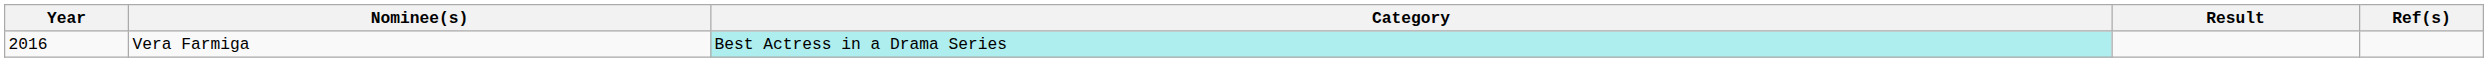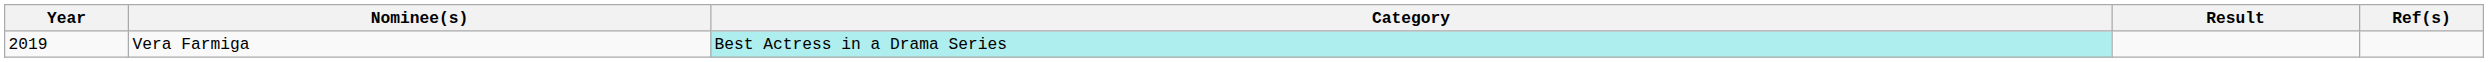(28, 44) 2016 -> (28, 44) 2019
